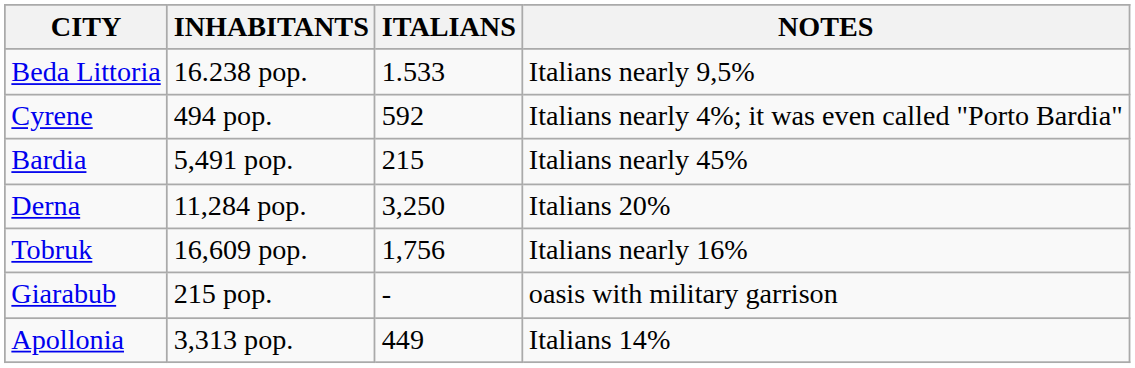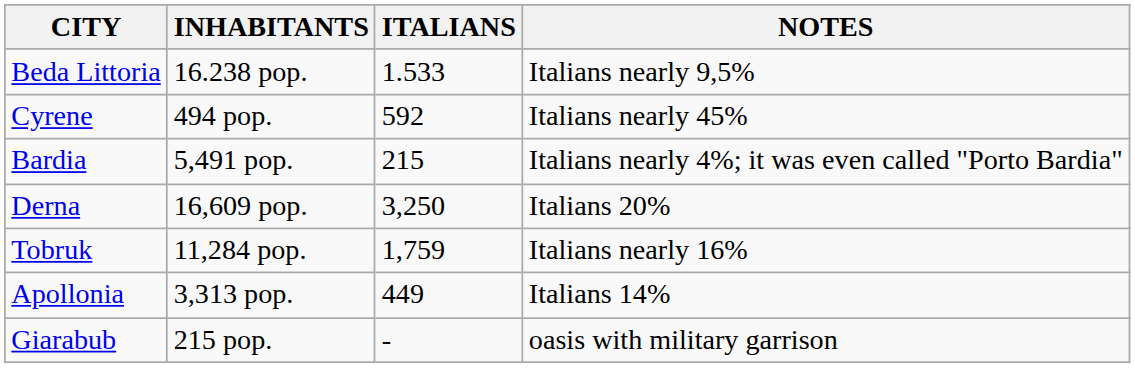(826, 116) Italians nearly 4%; it was even called "Porto Bardia" -> (638, 116) Italians nearly 45%
(638, 160) Italians nearly 45% -> (826, 160) Italians nearly 4%; it was even called "Porto Bardia"
(240, 205) 11,284 pop. -> (241, 205) 16,609 pop.
(241, 250) 16,609 pop. -> (240, 250) 11,284 pop.
(413, 250) 1,756 -> (413, 250) 1,759
rows swapped: (64, 294) <-> (68, 339)
